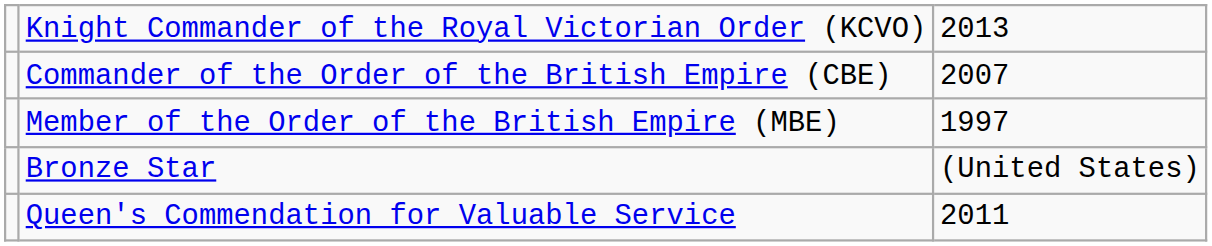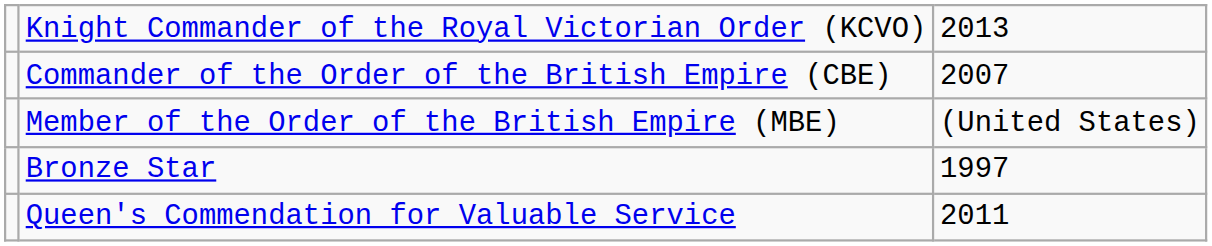(975, 123) 1997 -> (1070, 123) (United States)
(1070, 170) (United States) -> (975, 170) 1997
